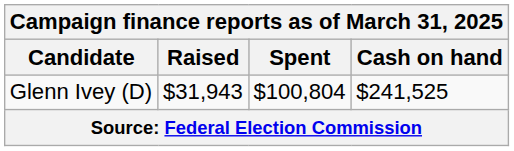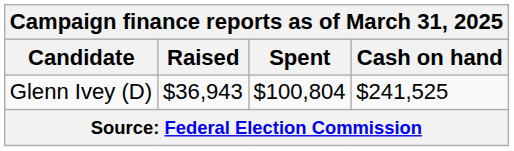(203, 92) $31,943 -> (203, 92) $36,943
